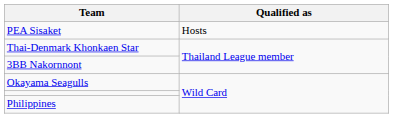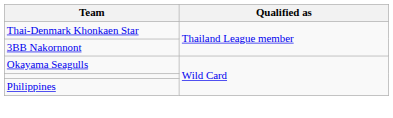- row: (34, 30)
